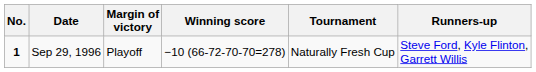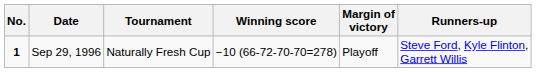columns swapped: (343, 20) <-> (133, 20)
